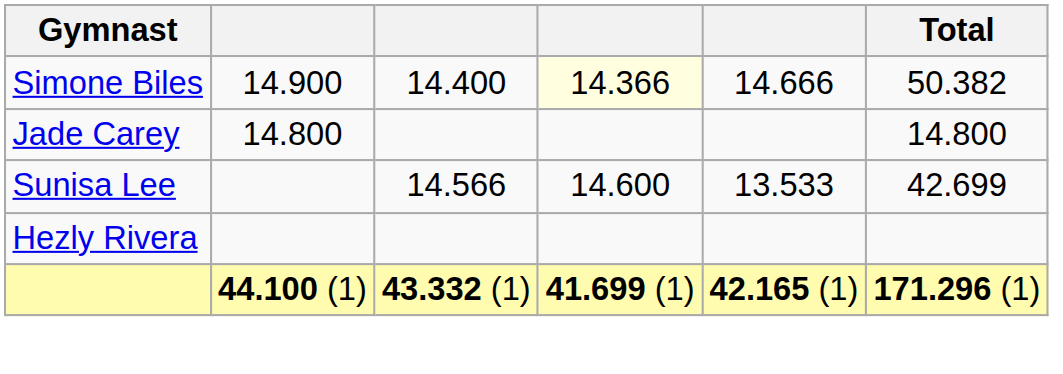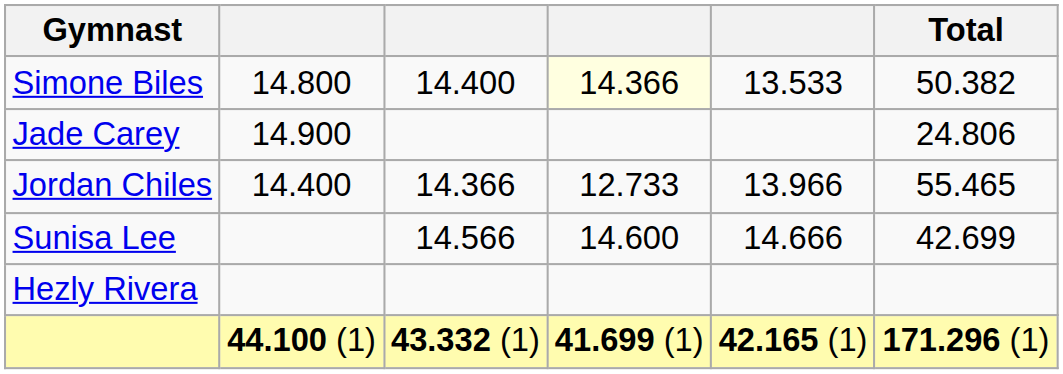(292, 82) 14.900 -> (302, 82) 14.800
(784, 82) 14.666 -> (793, 82) 13.533
(292, 133) 14.800 -> (302, 133) 14.900
(957, 133) 14.800 -> (966, 133) 24.806
+ row: (112, 185)
(784, 185) 13.533 -> (793, 237) 14.666
